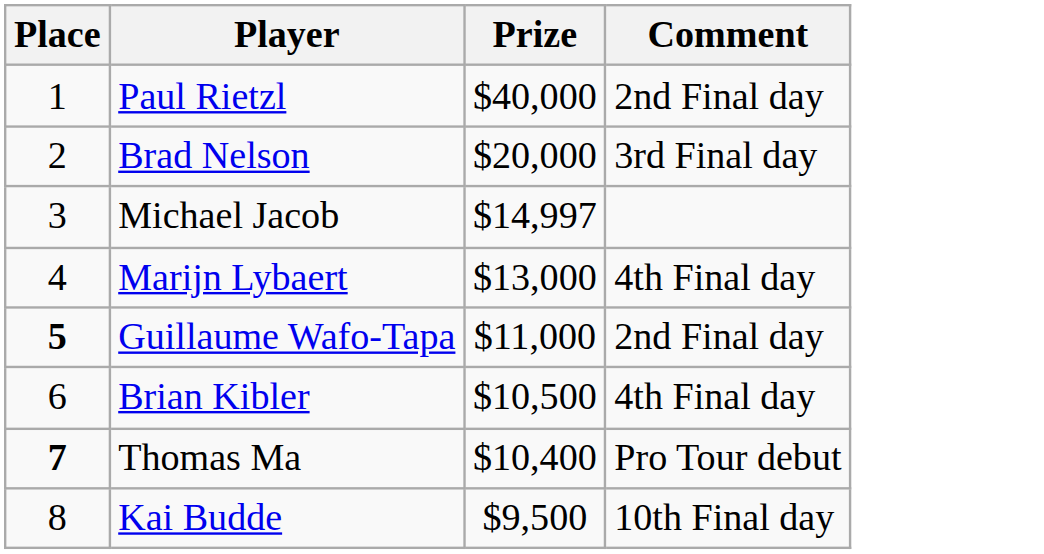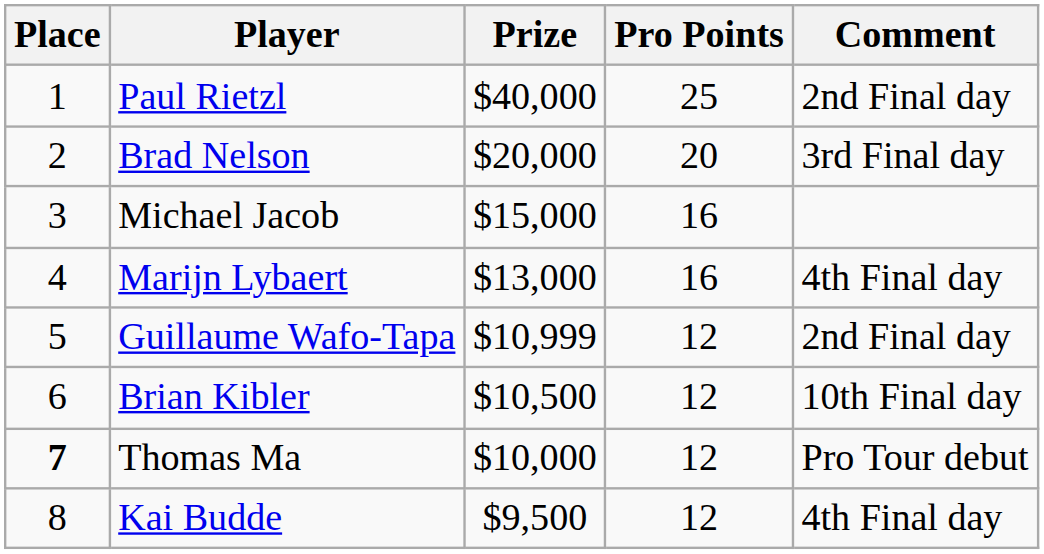+ column: (699, 34)
(535, 215) $14,997 -> (535, 215) $15,000
(57, 336) bold -> (57, 336) normal
(535, 336) $11,000 -> (535, 336) $10,999
(715, 397) 4th Final day -> (911, 397) 10th Final day
(535, 457) $10,400 -> (535, 457) $10,000
(724, 517) 10th Final day -> (902, 517) 4th Final day
